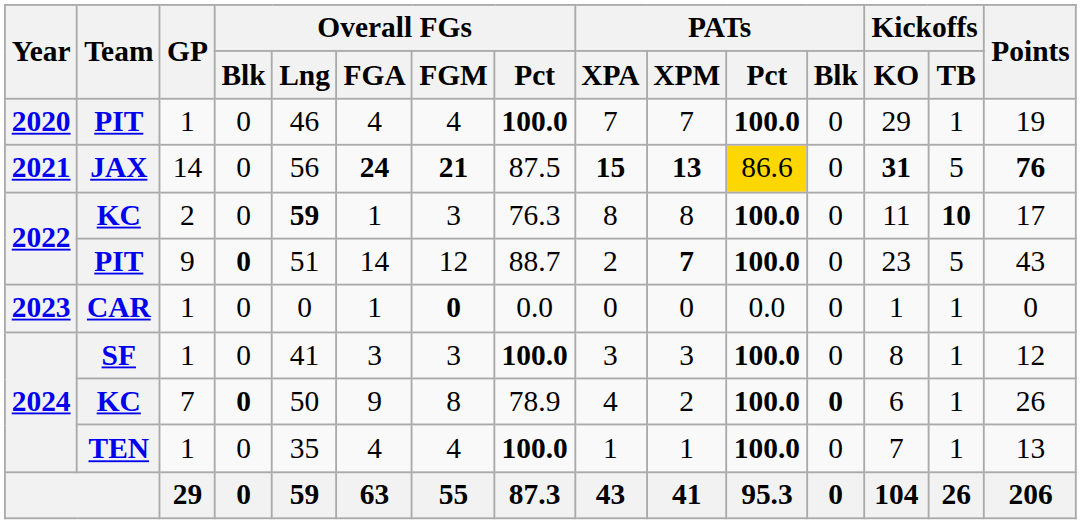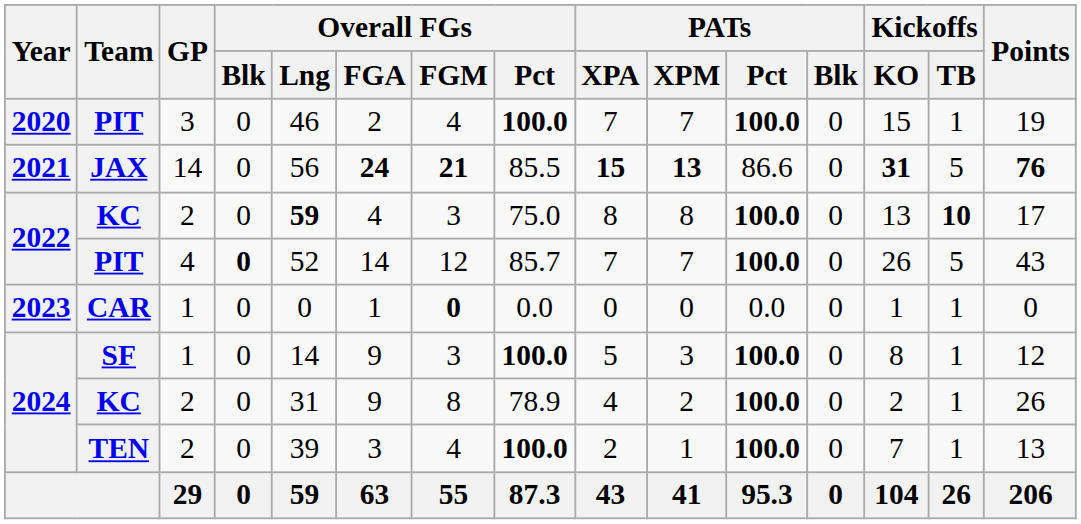(187, 121) 1 -> (187, 121) 3
(375, 121) 4 -> (375, 121) 2
(896, 121) 29 -> (896, 121) 15
(535, 167) 87.5 -> (535, 167) 85.5
(767, 167) gold background -> (767, 167) no background
(375, 214) 1 -> (375, 214) 4
(535, 214) 76.3 -> (535, 214) 75.0
(896, 214) 11 -> (896, 214) 13
(187, 261) 9 -> (187, 261) 4
(305, 261) 51 -> (305, 261) 52
(535, 261) 88.7 -> (535, 261) 85.7
(610, 261) 2 -> (610, 261) 7
(687, 261) bold -> (687, 261) normal
(896, 261) 23 -> (896, 261) 26
(305, 354) 41 -> (305, 354) 14
(375, 354) 3 -> (375, 354) 9
(610, 354) 3 -> (610, 354) 5
(187, 401) 7 -> (187, 401) 2
(244, 401) bold -> (244, 401) normal
(305, 401) 50 -> (305, 401) 31
(836, 401) bold -> (836, 401) normal
(896, 401) 6 -> (896, 401) 2
(187, 448) 1 -> (187, 448) 2
(305, 448) 35 -> (305, 448) 39
(375, 448) 4 -> (375, 448) 3
(610, 448) 1 -> (610, 448) 2
